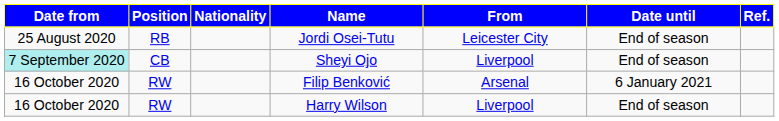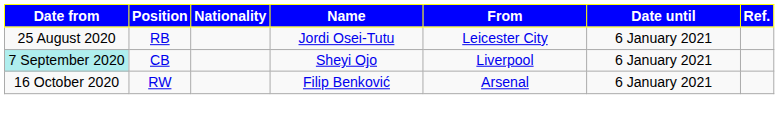(663, 38) End of season -> (663, 38) 6 January 2021
(663, 61) End of season -> (663, 61) 6 January 2021
- row: (346, 105)
